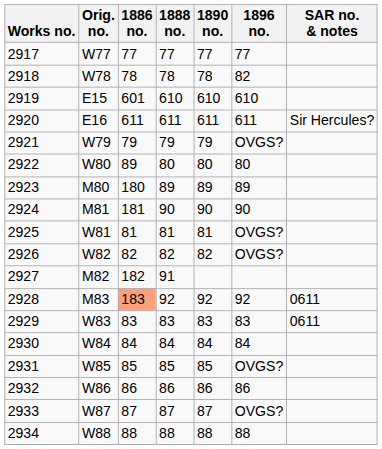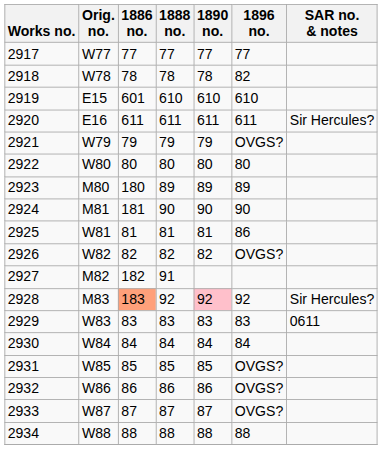(129, 165) 89 -> (129, 165) 80
(259, 232) OVGS? -> (243, 232) 86
(205, 299) no background -> (205, 299) pink background
(305, 299) 0611 -> (332, 299) Sir Hercules?
(243, 388) 86 -> (259, 388) OVGS?
